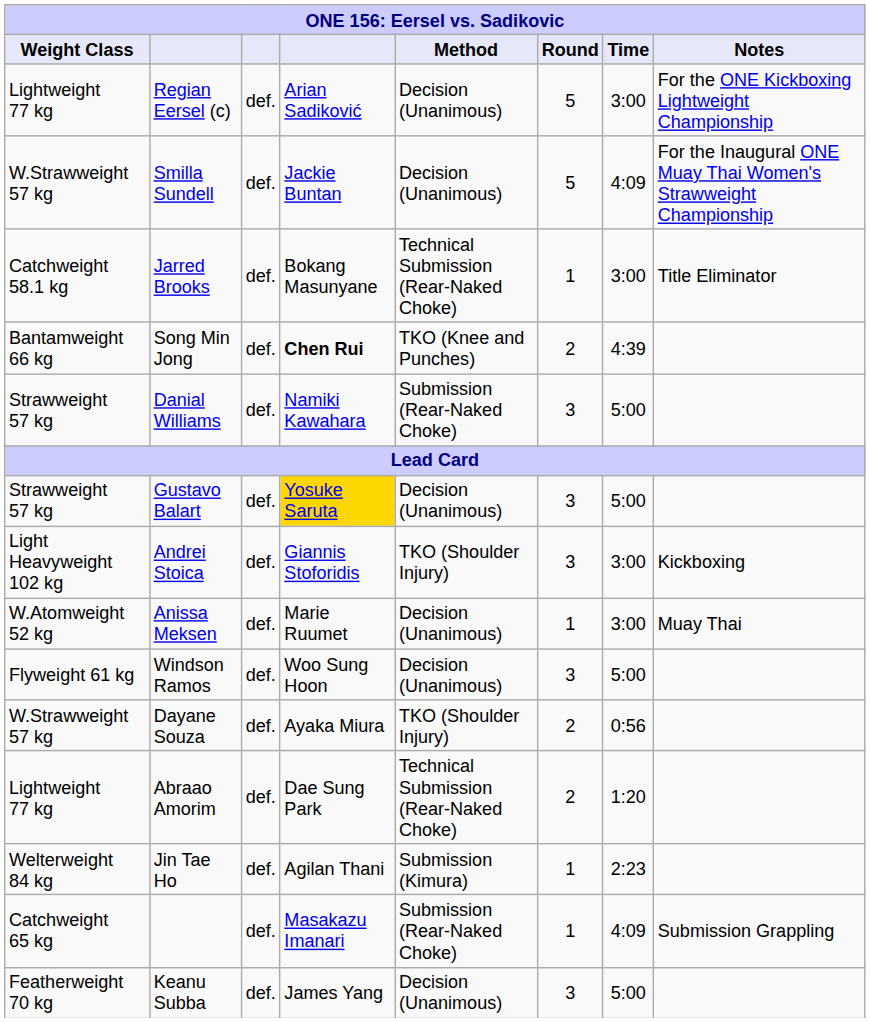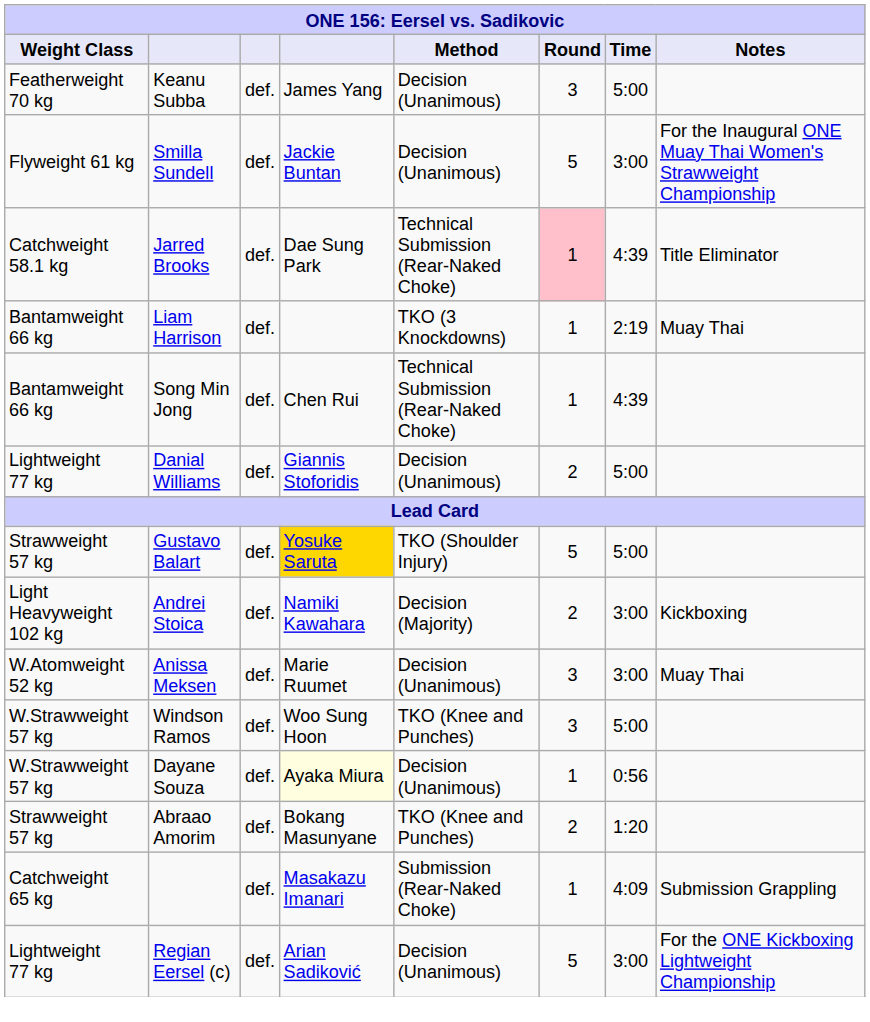rows swapped: (192, 100) <-> (180, 992)
(69, 183) W.Strawweight 57 kg -> (72, 161) Flyweight 61 kg
(628, 183) 4:09 -> (630, 161) 3:00
(331, 276) Bokang Masunyane -> (324, 255) Dae Sung Park
(570, 276) no background -> (572, 255) pink background
(628, 276) 3:00 -> (630, 255) 4:39
+ row: (187, 327)
(324, 348) bold -> (321, 399) normal
(462, 348) TKO (Knee and Punches) -> (449, 399) Technical Submission (Rear-Naked Choke)
(570, 348) 2 -> (572, 399) 1
(58, 409) Strawweight 57 kg -> (55, 471) Lightweight 77 kg
(325, 409) Namiki Kawahara -> (321, 471) Giannis Stoforidis
(451, 409) Submission (Rear-Naked Choke) -> (449, 471) Decision (Unanimous)
(570, 409) 3 -> (572, 471) 2
(451, 501) Decision (Unanimous) -> (458, 551) TKO (Shoulder Injury)
(570, 501) 3 -> (572, 551) 5
(322, 562) Giannis Stoforidis -> (324, 613) Namiki Kawahara
(459, 562) TKO (Shoulder Injury) -> (435, 613) Decision (Majority)
(570, 562) 3 -> (572, 613) 2
(570, 623) 1 -> (572, 674) 3
(72, 674) Flyweight 61 kg -> (69, 725) W.Strawweight 57 kg
(451, 674) Decision (Unanimous) -> (460, 725) TKO (Knee and Punches)
(334, 725) no background -> (334, 776) lightyellow background
(459, 725) TKO (Shoulder Injury) -> (449, 776) Decision (Unanimous)
(570, 725) 2 -> (572, 776) 1
(55, 797) Lightweight 77 kg -> (58, 827) Strawweight 57 kg
(324, 797) Dae Sung Park -> (330, 827) Bokang Masunyane
(451, 797) Technical Submission (Rear-Naked Choke) -> (460, 827) TKO (Knee and Punches)
- row: (182, 869)
